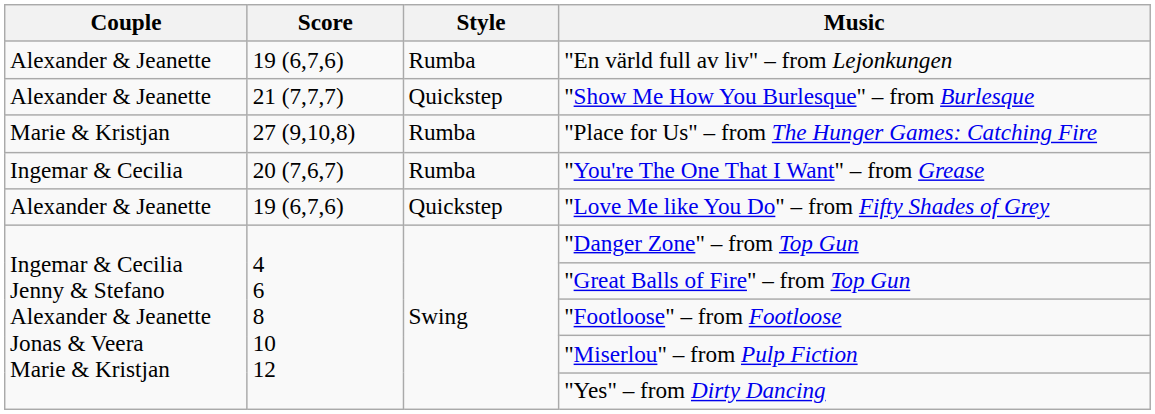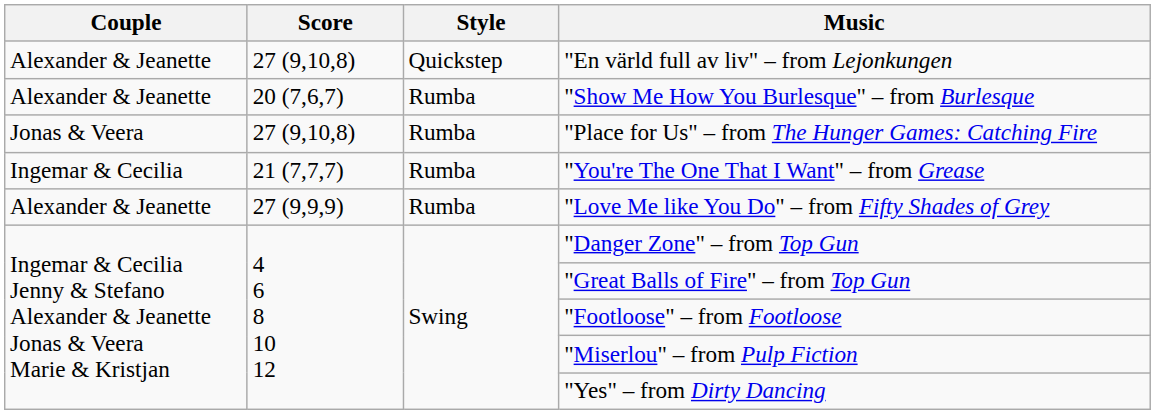(298, 59) 19 (6,7,6) -> (304, 59) 27 (9,10,8)
(442, 59) Rumba -> (455, 59) Quickstep
(298, 96) 21 (7,7,7) -> (298, 96) 20 (7,6,7)
(455, 96) Quickstep -> (442, 96) Rumba
(90, 133) Marie & Kristjan -> (77, 133) Jonas & Veera
(298, 170) 20 (7,6,7) -> (298, 170) 21 (7,7,7)
(298, 206) 19 (6,7,6) -> (298, 206) 27 (9,9,9)
(455, 206) Quickstep -> (442, 206) Rumba
